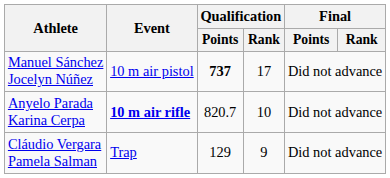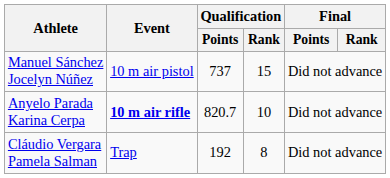(220, 71) bold -> (220, 71) normal
(264, 71) 17 -> (264, 71) 15
(220, 152) 129 -> (220, 152) 192
(264, 152) 9 -> (264, 152) 8
